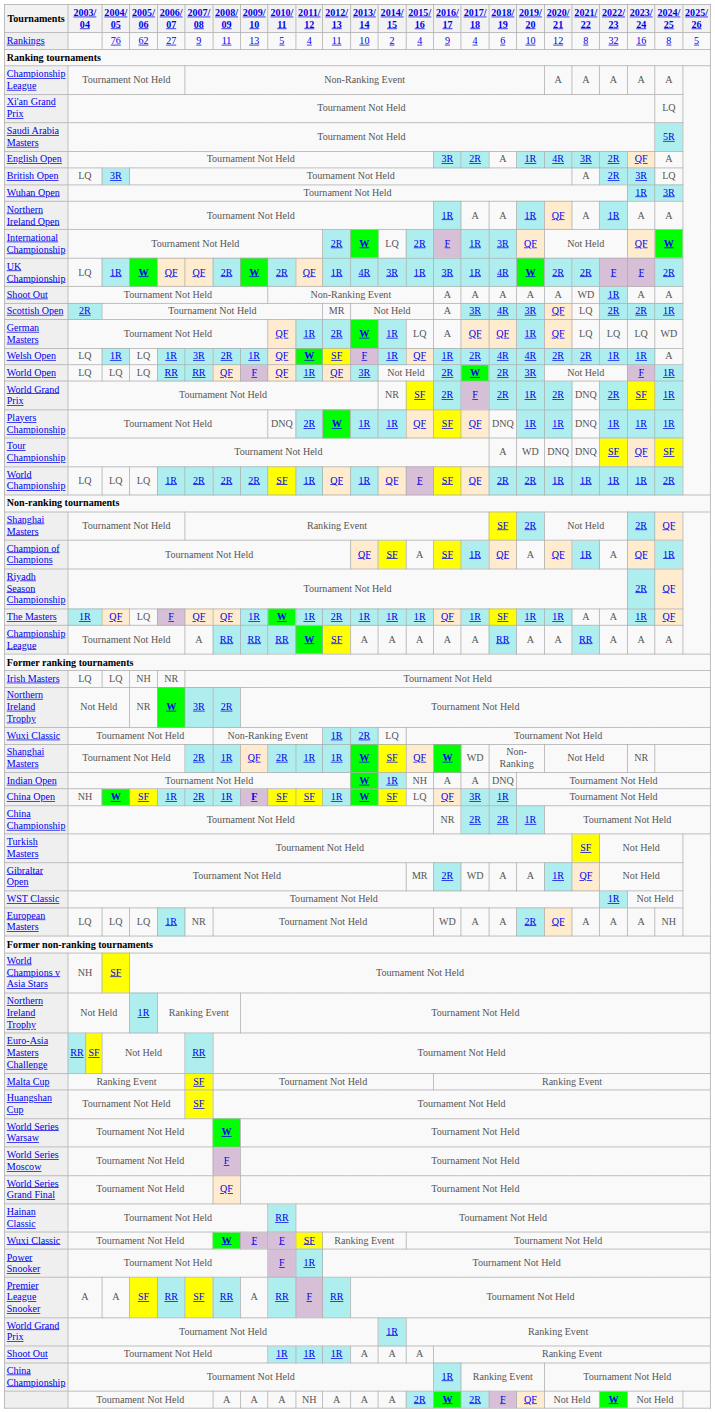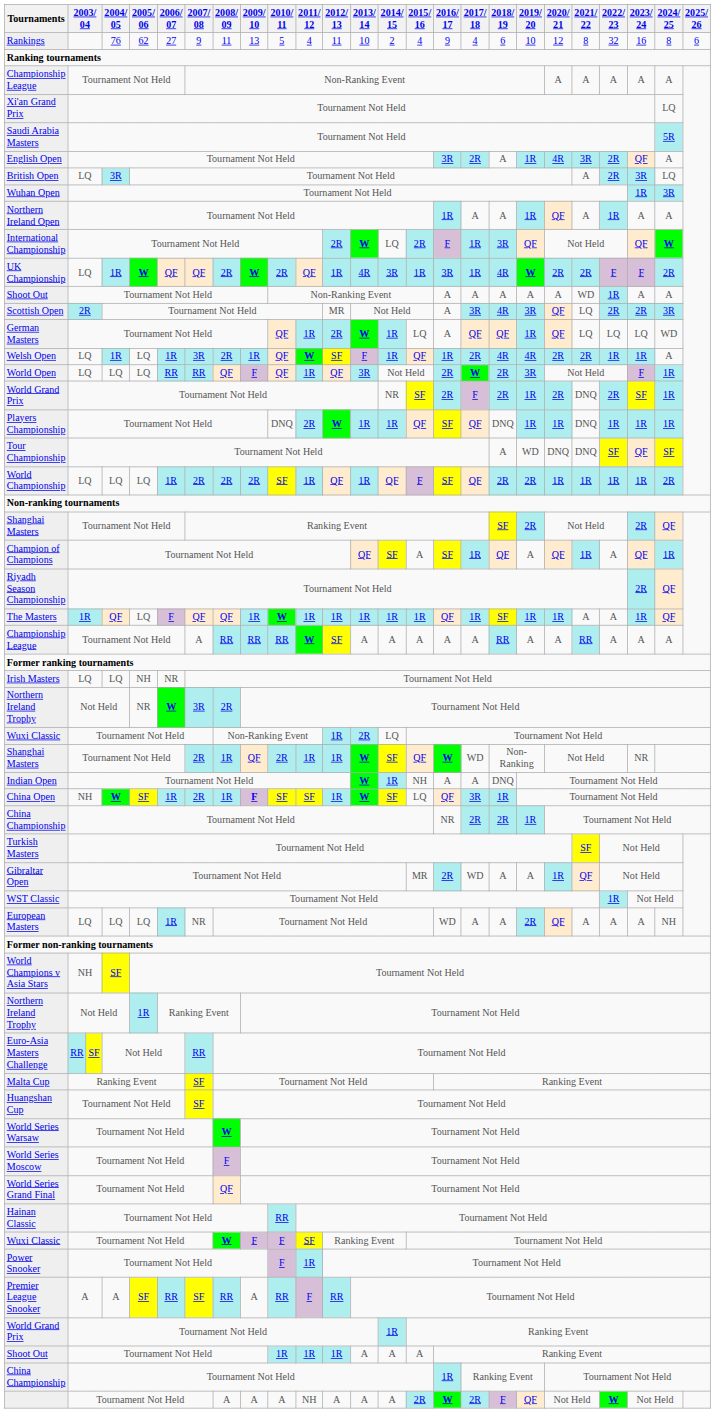(697, 40) 5 -> (697, 40) 6
(669, 311) 1R -> (669, 311) 3R
(337, 616) 2R -> (337, 616) 1R
